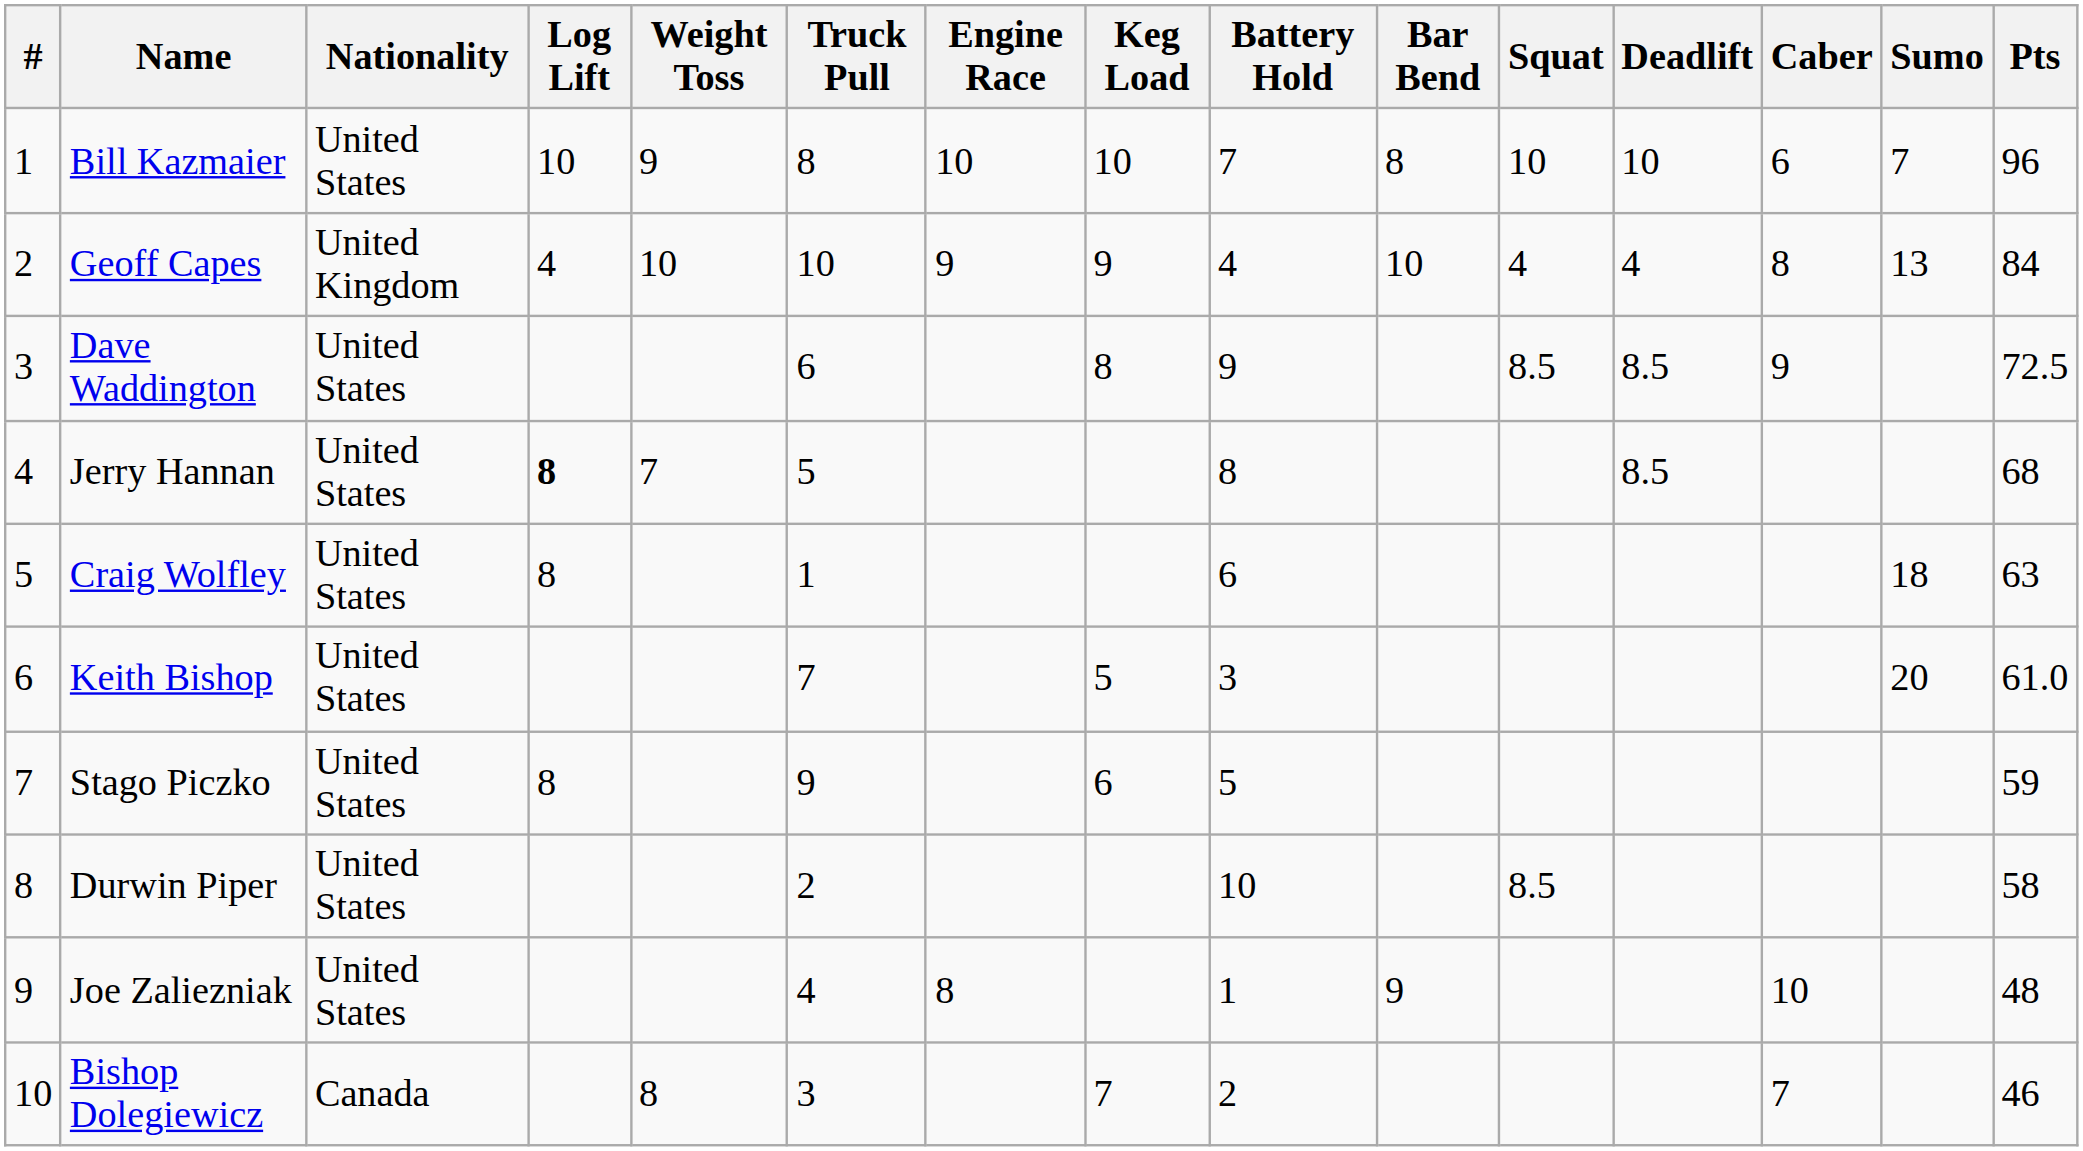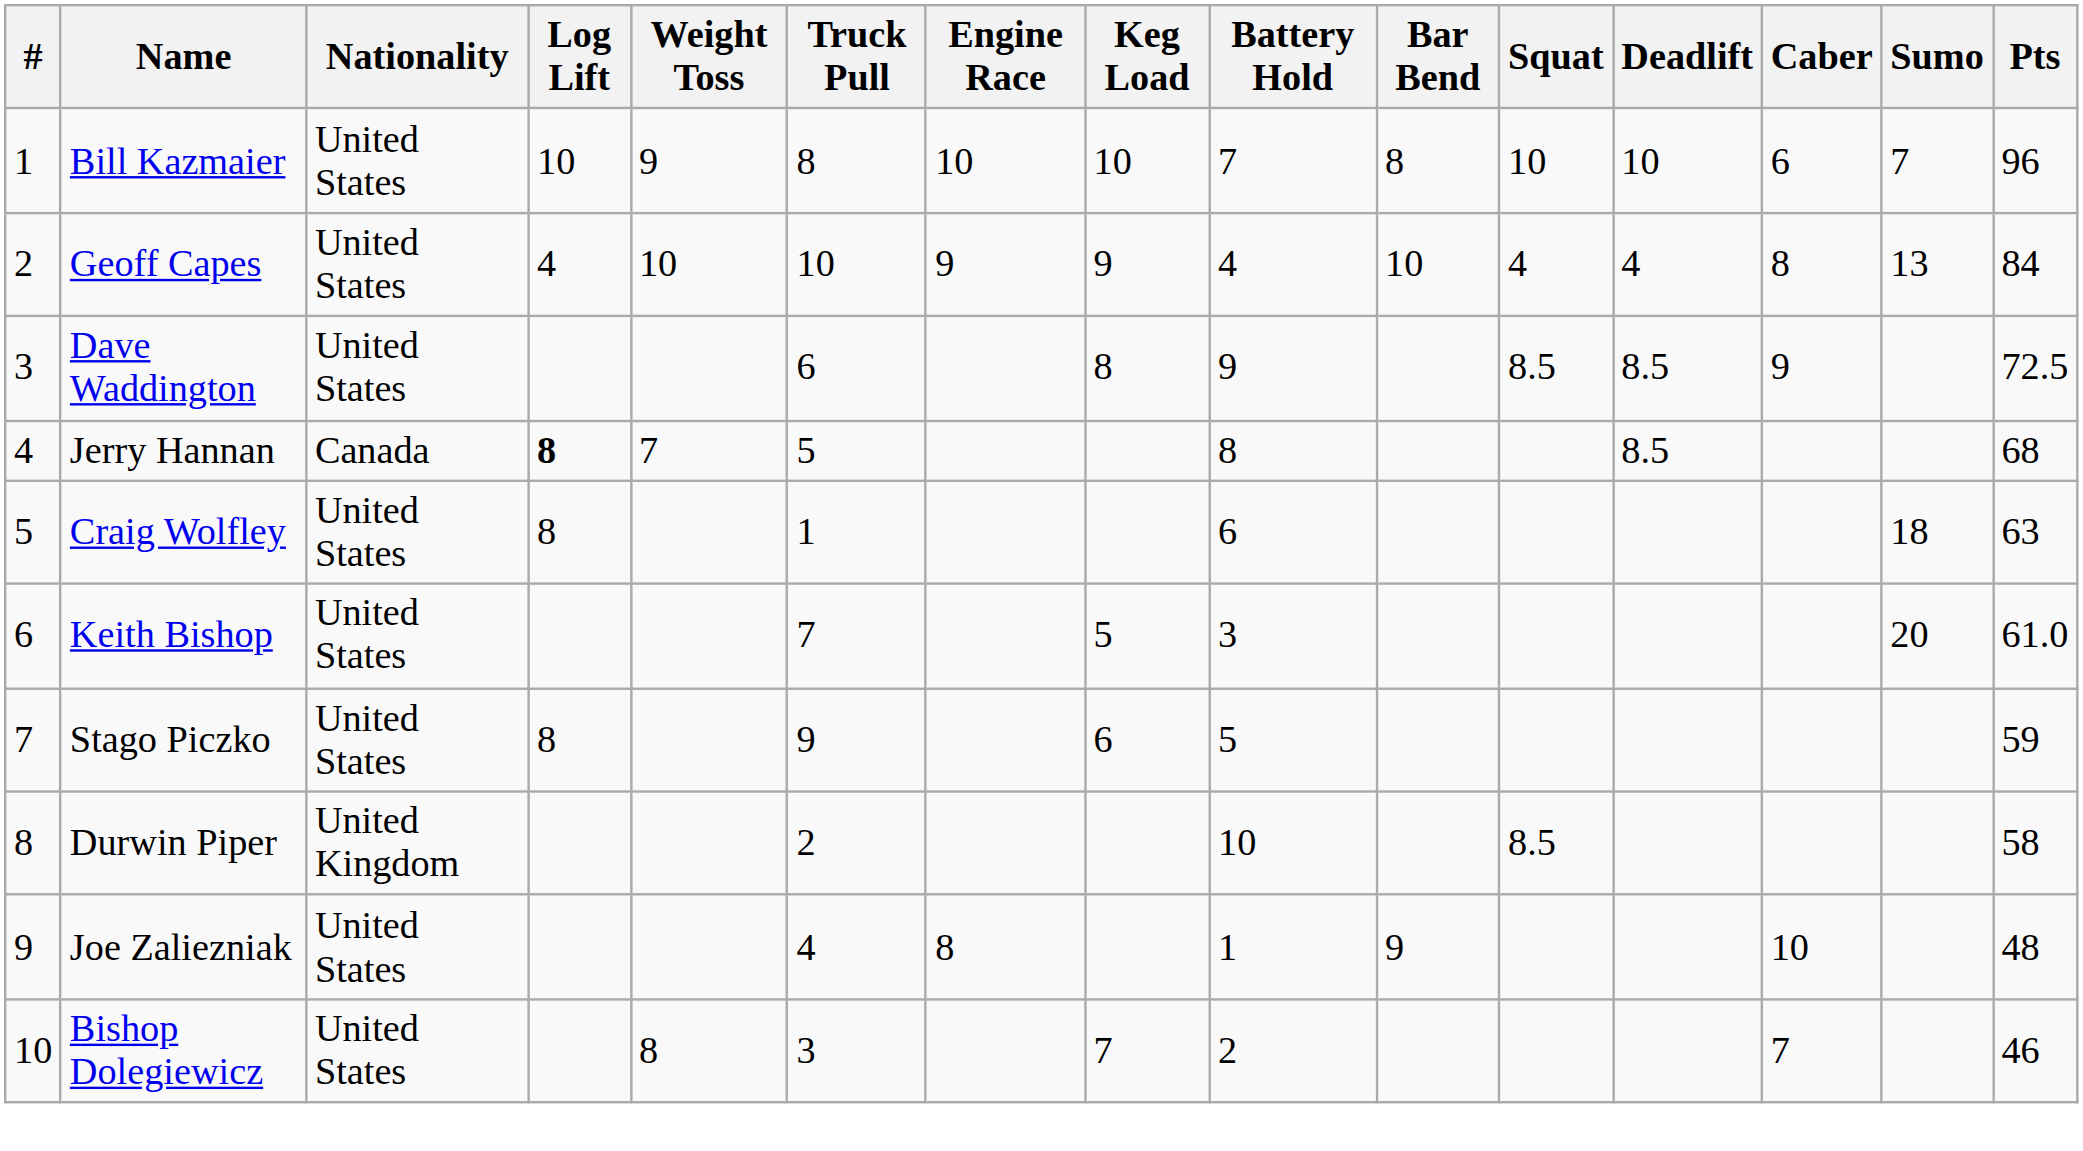(387, 263) United Kingdom -> (367, 263) United States
(367, 470) United States -> (372, 449) Canada
(367, 885) United States -> (387, 842) United Kingdom
(372, 1092) Canada -> (367, 1049) United States
